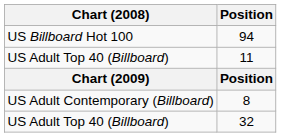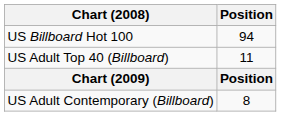- row: (246, 121)
